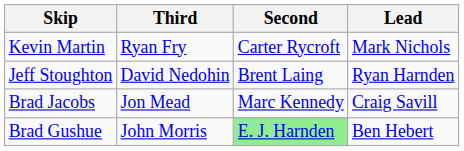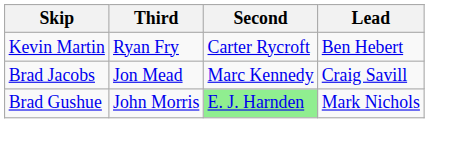(401, 46) Mark Nichols -> (362, 46) Ben Hebert
- row: (61, 74)
(393, 131) Ben Hebert -> (371, 103) Mark Nichols
